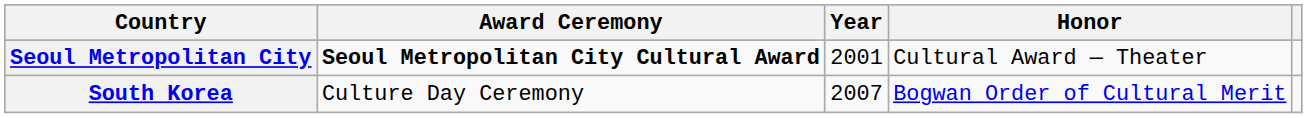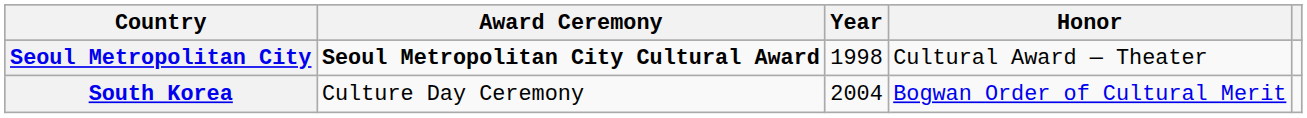(857, 58) 2001 -> (857, 58) 1998
(857, 94) 2007 -> (857, 94) 2004
